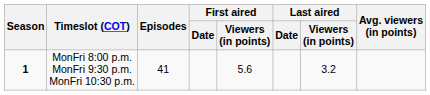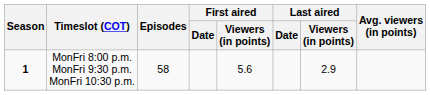(163, 70) 41 -> (163, 70) 58
(329, 70) 3.2 -> (329, 70) 2.9
